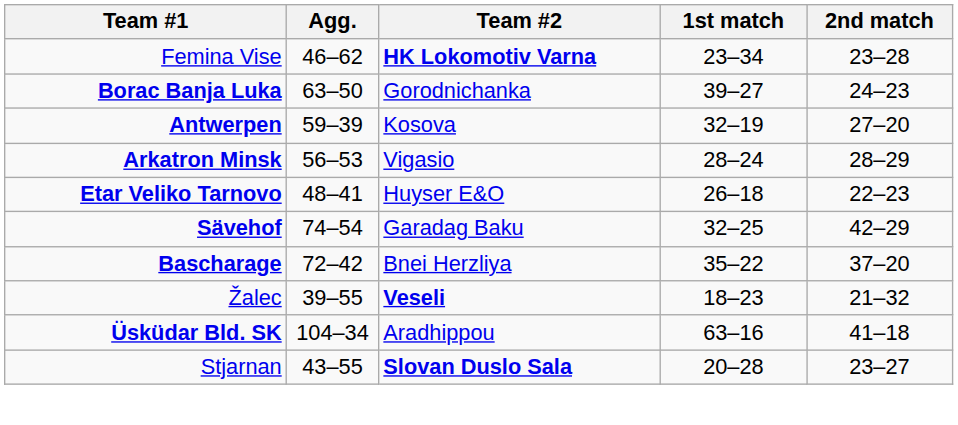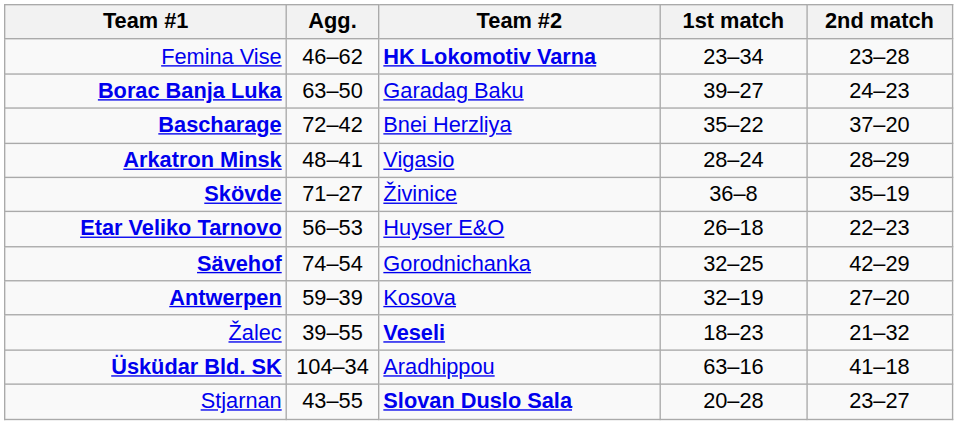(457, 90) Gorodnichanka -> (454, 90) Garadag Baku
rows swapped: (225, 125) <-> (220, 263)
(333, 159) 56–53 -> (333, 159) 48–41
+ row: (243, 194)
(333, 194) 48–41 -> (333, 228) 56–53
(454, 228) Garadag Baku -> (457, 263) Gorodnichanka
